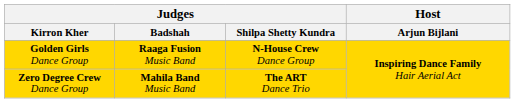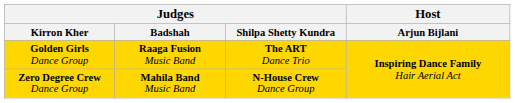(286, 54) N-House Crew Dance Group -> (286, 54) The ART Dance Trio
(286, 83) The ART Dance Trio -> (286, 83) N-House Crew Dance Group
